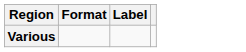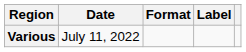+ column: (101, 15)
